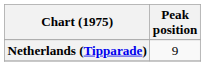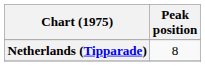(175, 50) 9 -> (175, 50) 8
